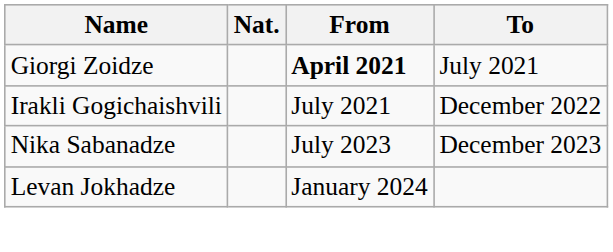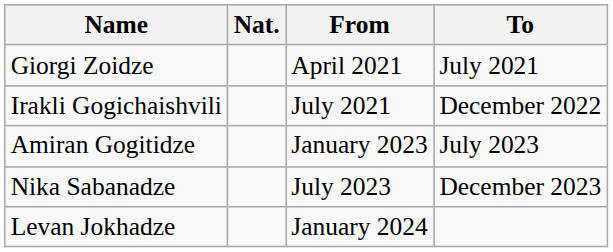(349, 65) bold -> (347, 65) normal
+ row: (103, 145)
